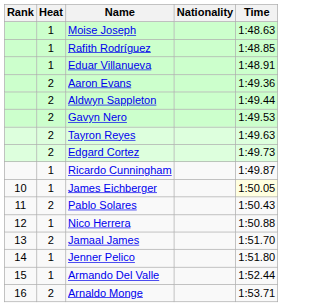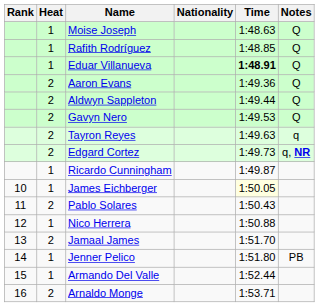+ column: (296, 13)
(257, 65) normal -> (257, 65) bold
